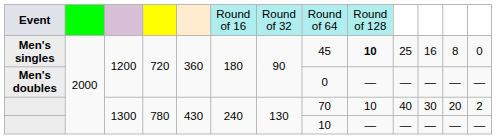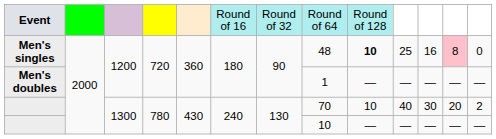(325, 51) 45 -> (325, 51) 48
(455, 51) no background -> (455, 51) pink background
(325, 82) 0 -> (325, 82) 1
